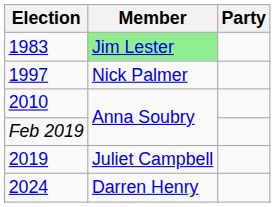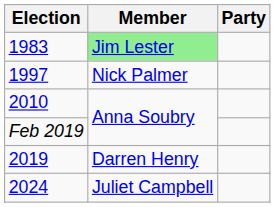(153, 159) Juliet Campbell -> (145, 159) Darren Henry
(145, 187) Darren Henry -> (153, 187) Juliet Campbell
